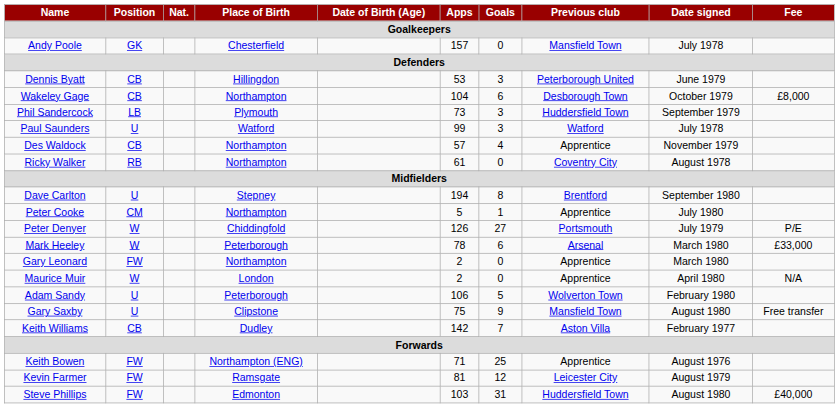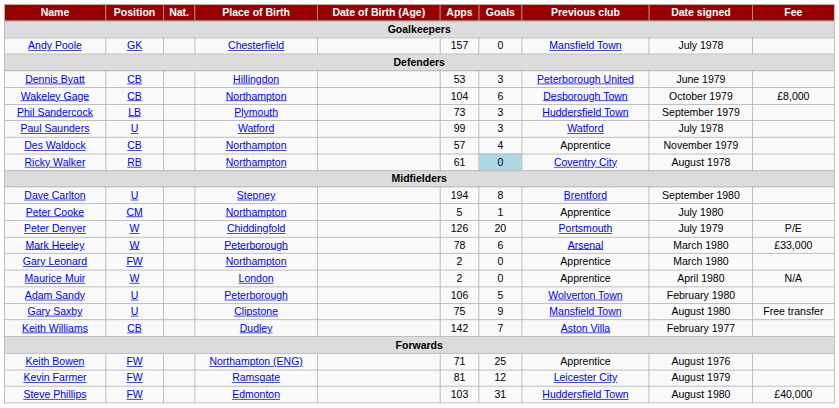(500, 163) no background -> (500, 163) lightblue background
(500, 229) 27 -> (500, 229) 20
